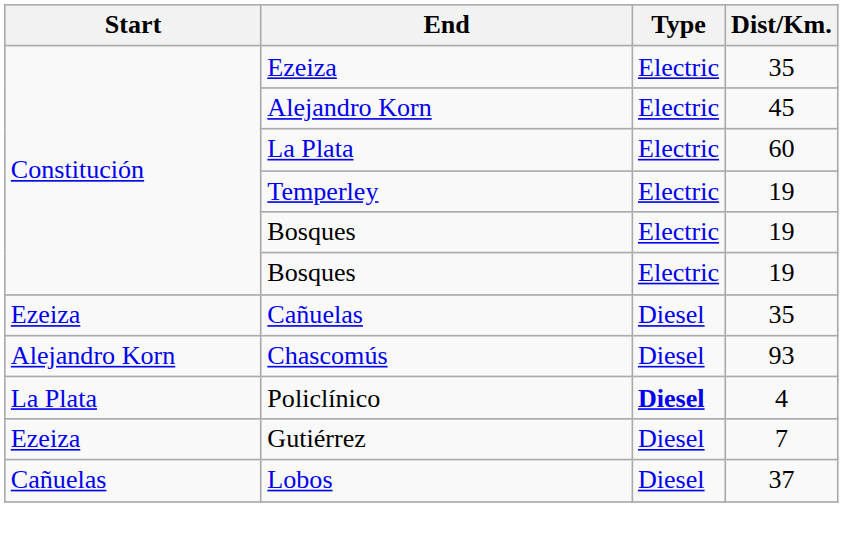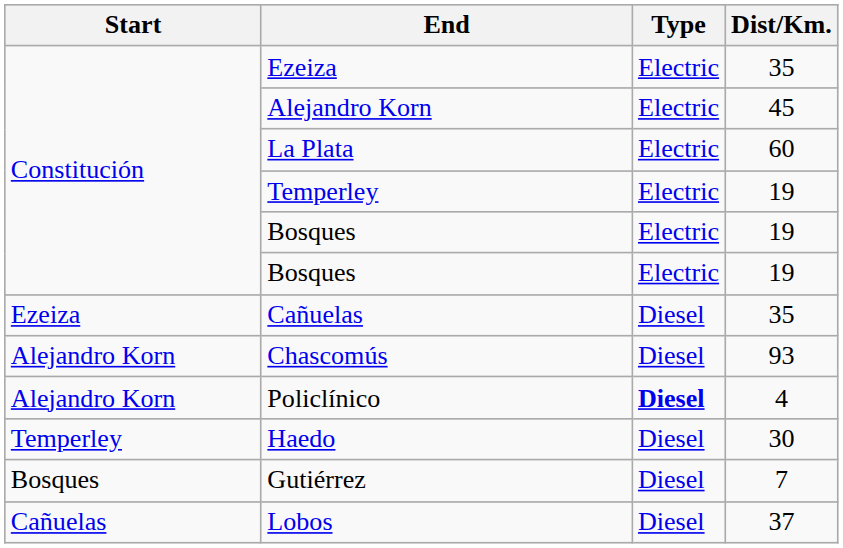(54, 397) La Plata -> (93, 397) Alejandro Korn
+ row: (301, 438)
(46, 438) Ezeiza -> (55, 480) Bosques
